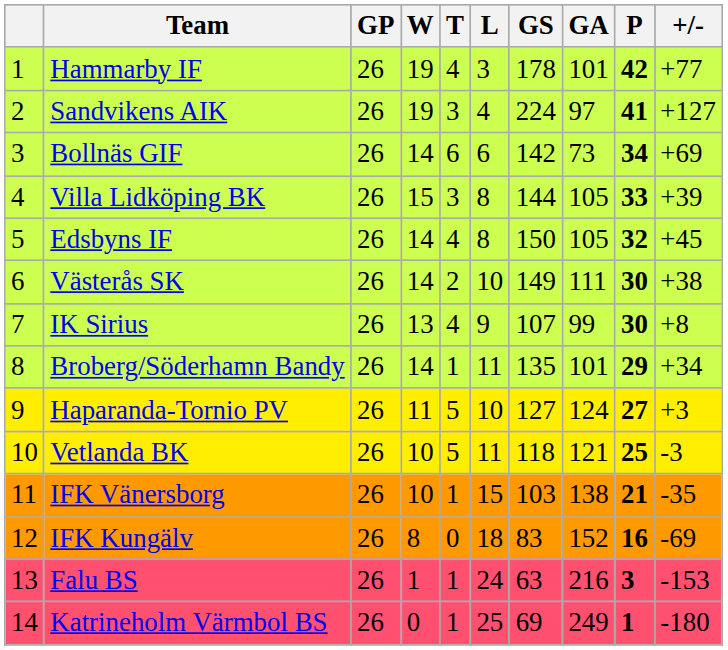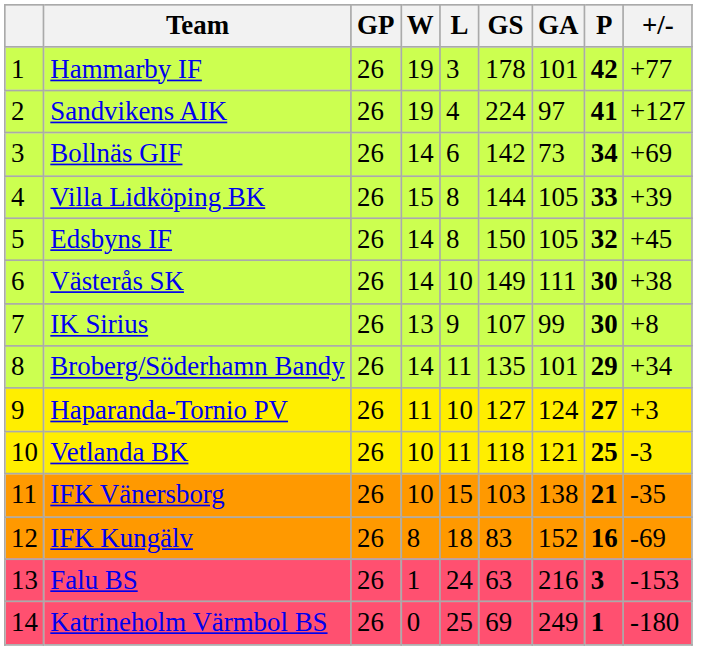- column: (455, 25)
